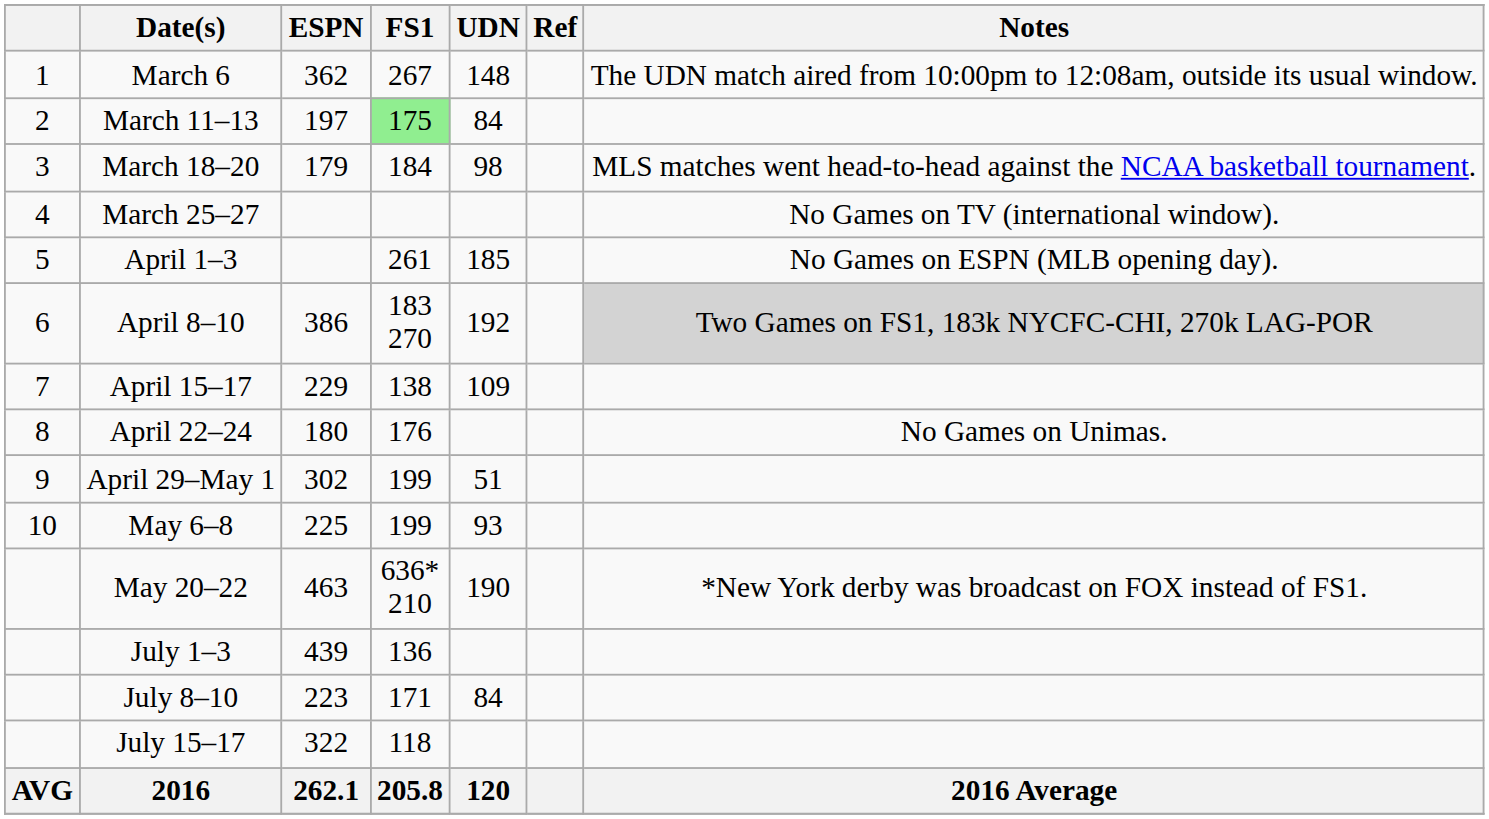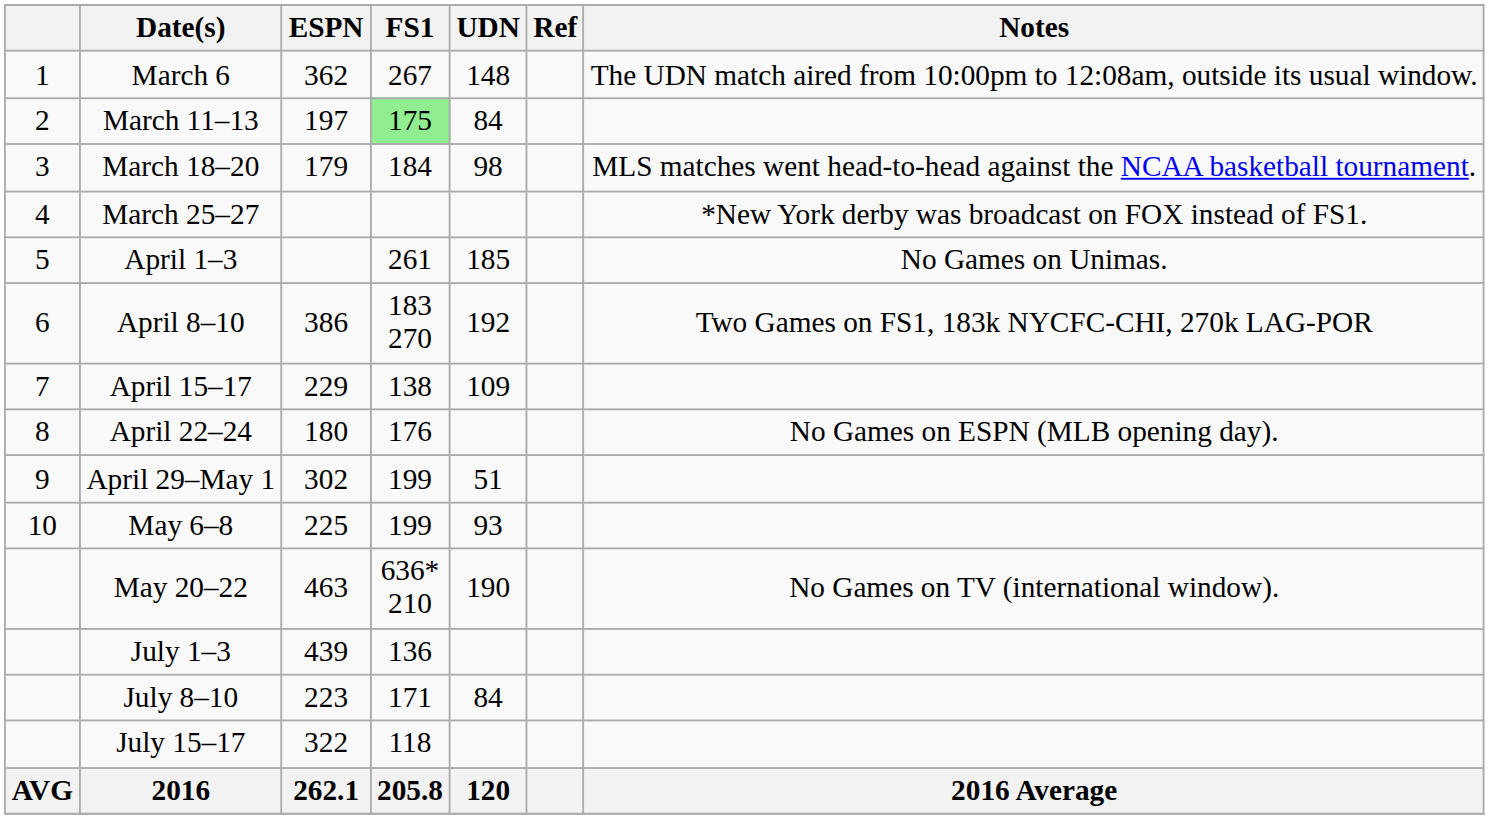(1034, 213) No Games on TV (international window). -> (1034, 213) *New York derby was broadcast on FOX instead of FS1.
(1034, 259) No Games on ESPN (MLB opening day). -> (1034, 259) No Games on Unimas.
(1034, 322) lightgrey background -> (1034, 322) no background
(1034, 432) No Games on Unimas. -> (1034, 432) No Games on ESPN (MLB opening day).
(1034, 587) *New York derby was broadcast on FOX instead of FS1. -> (1034, 587) No Games on TV (international window).
